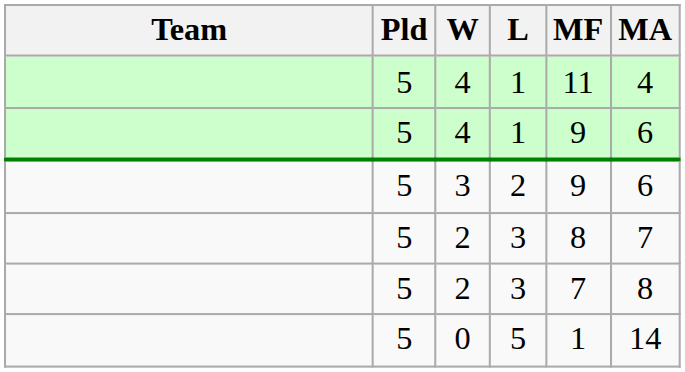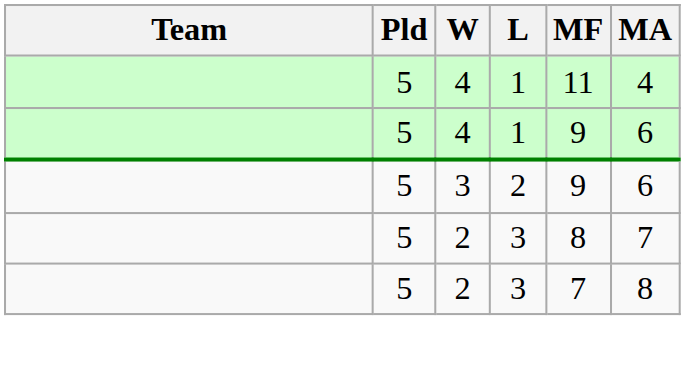- row: (463, 339)
